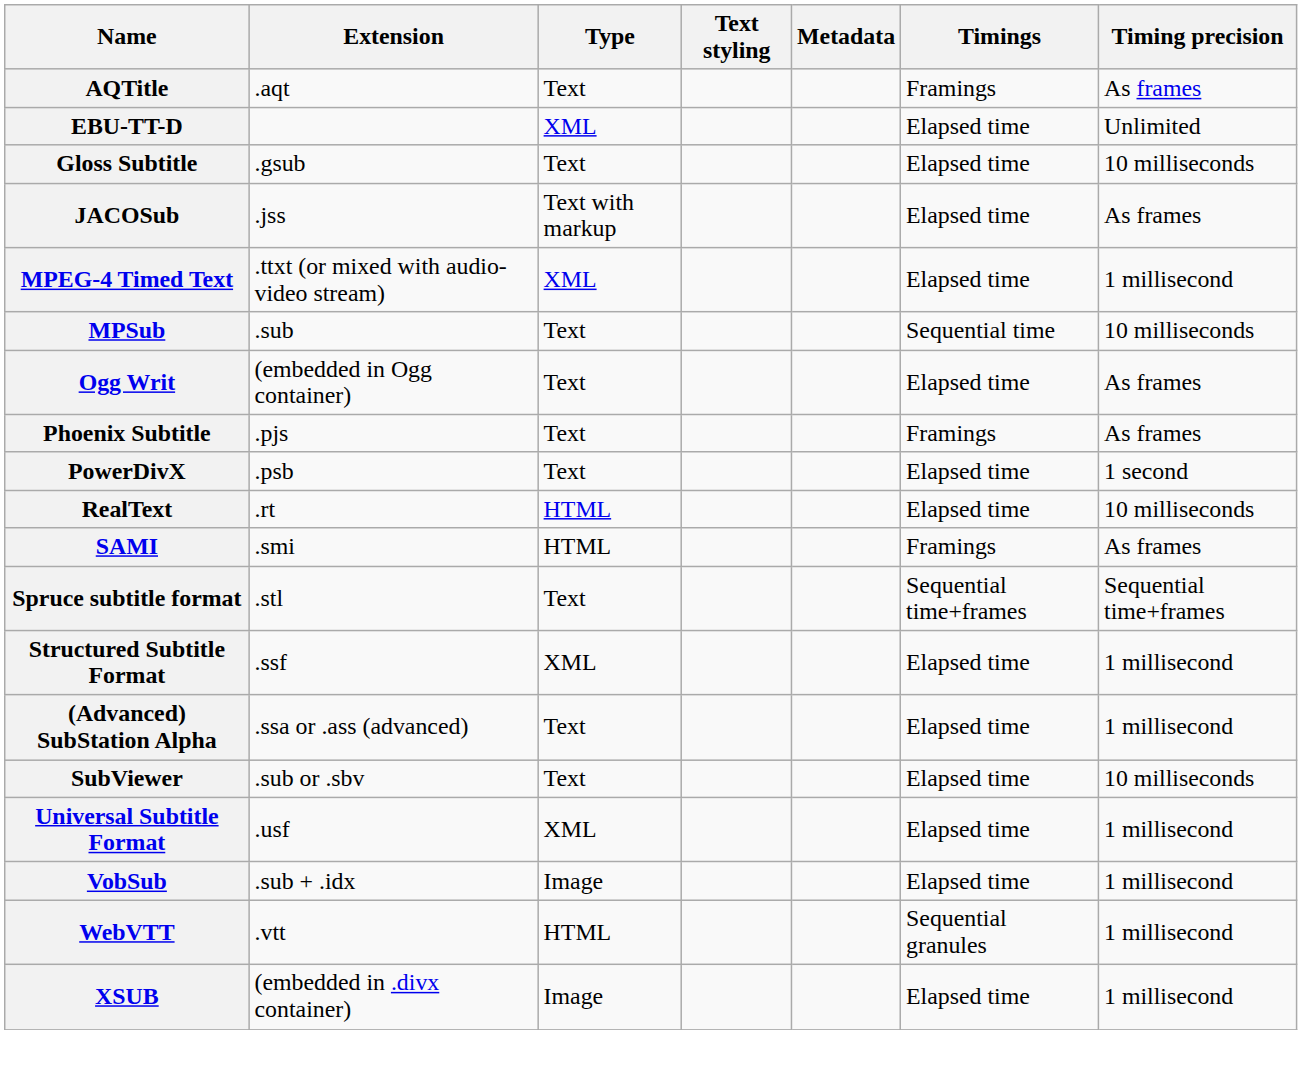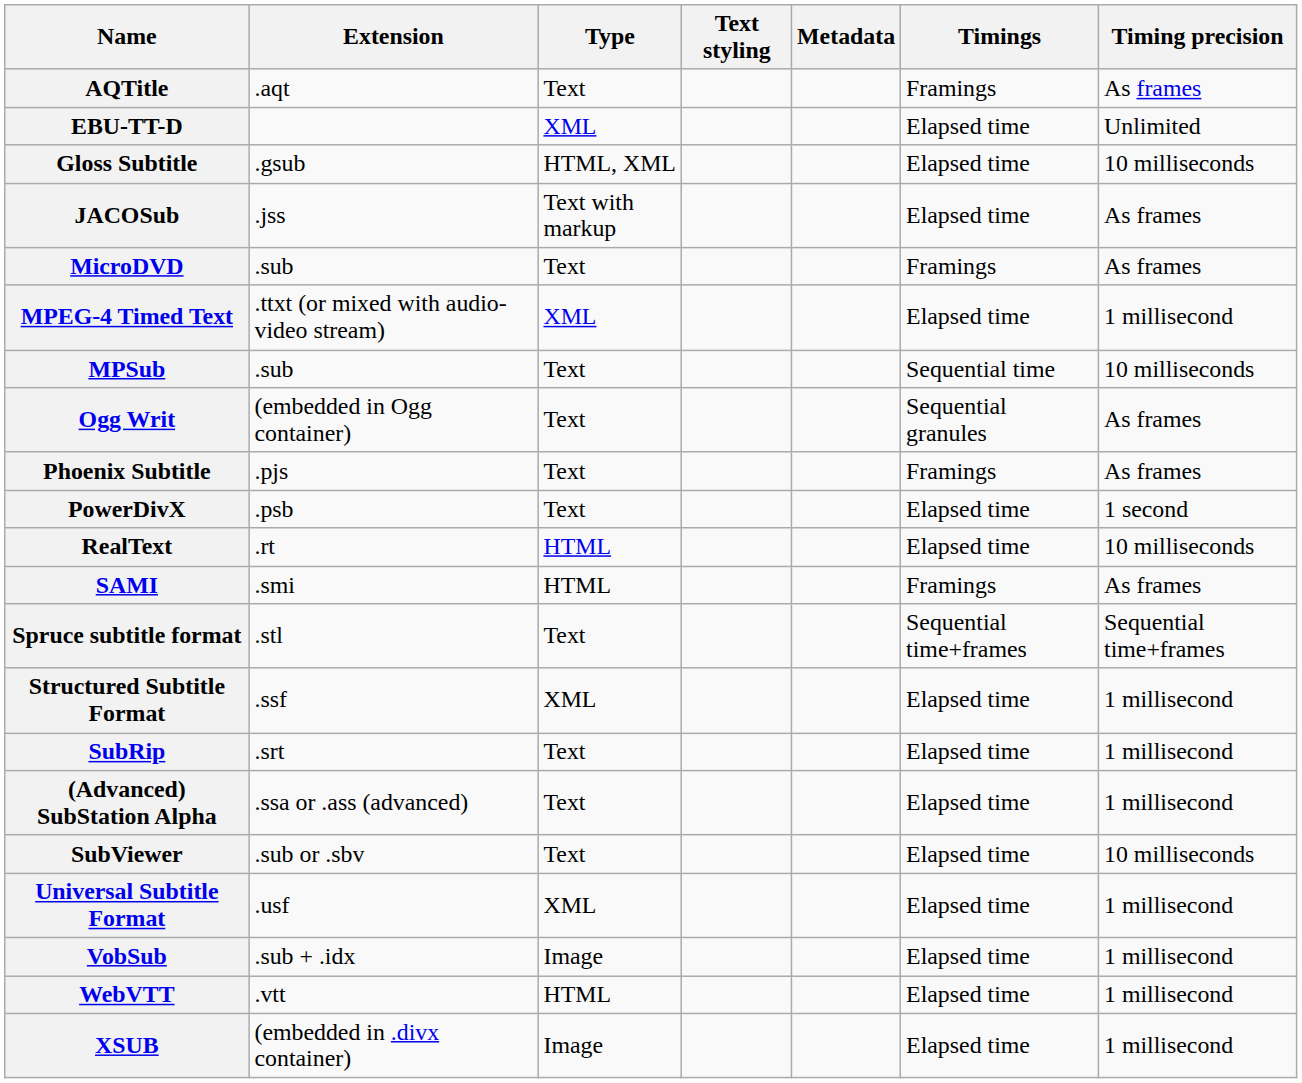(565, 163) Text -> (610, 163) HTML, XML
+ row: (127, 266)
(968, 381) Elapsed time -> (956, 419) Sequential granules
+ row: (127, 751)
(956, 931) Sequential granules -> (968, 994) Elapsed time
